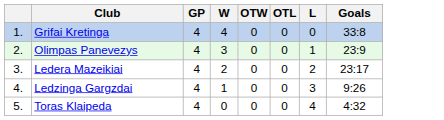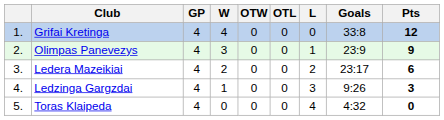+ column: (411, 13)
